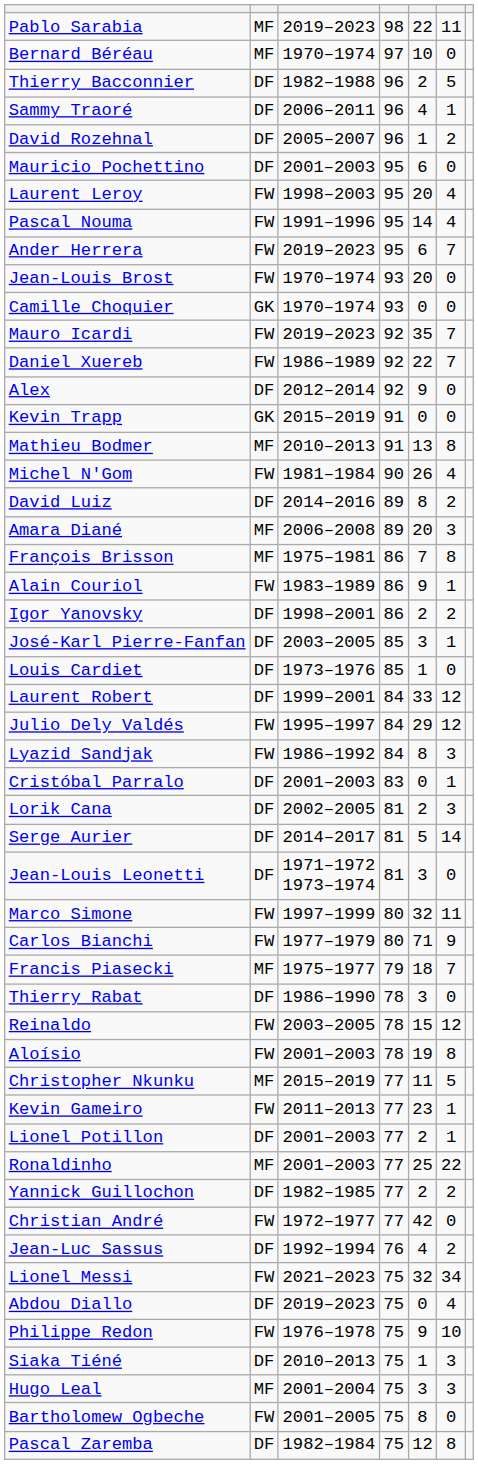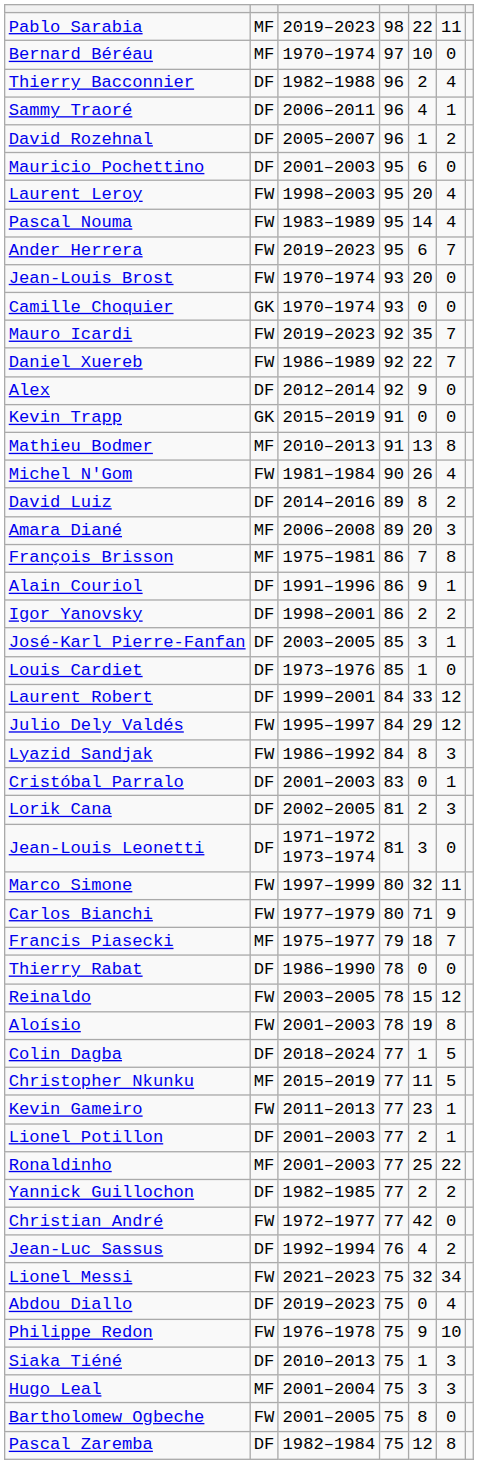(451, 83) 5 -> (451, 83) 4
(329, 223) 1991–1996 -> (329, 223) 1983–1989
(264, 586) FW -> (264, 586) DF
(329, 586) 1983–1989 -> (329, 586) 1991–1996
- row: (71, 838)
(422, 998) 3 -> (422, 970) 0
+ row: (65, 1053)
